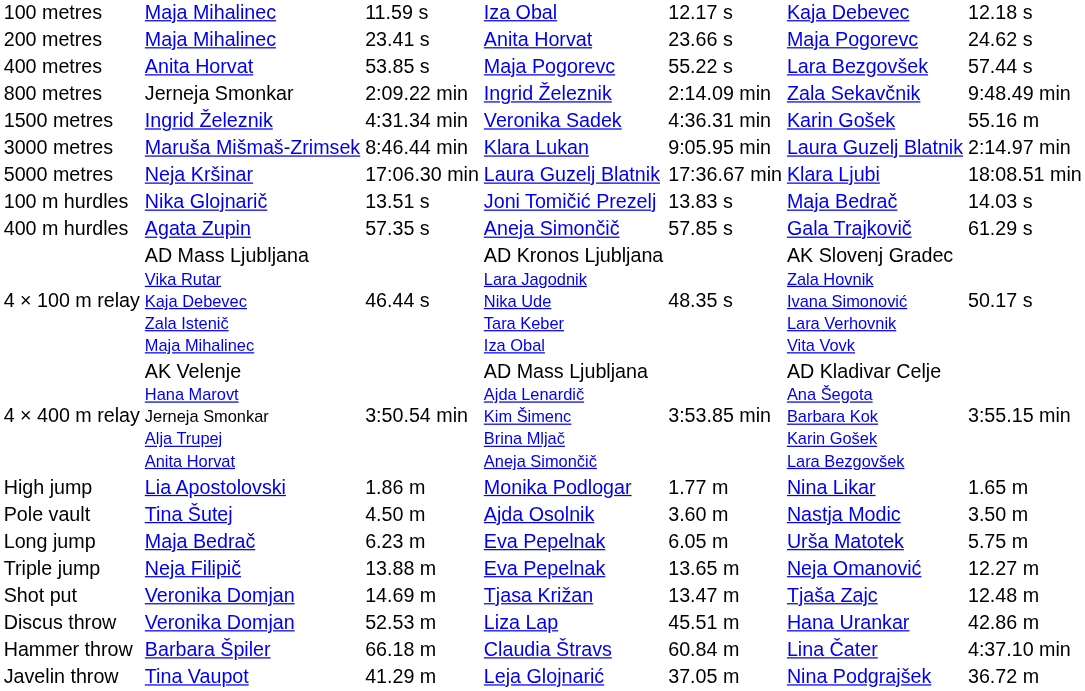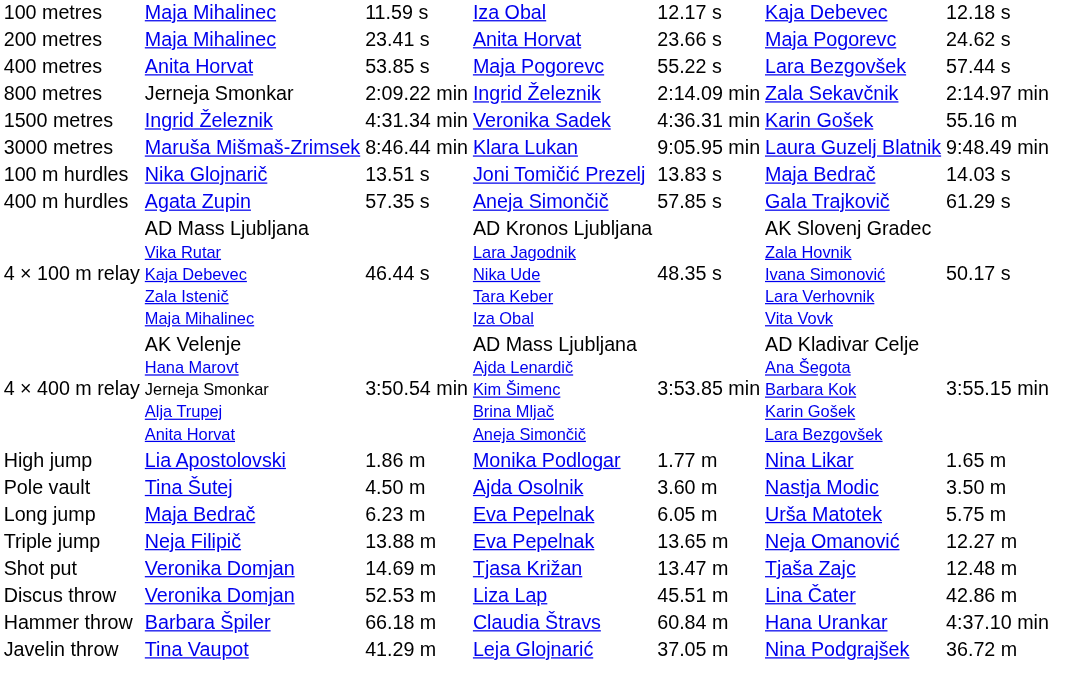(1019, 93) 9:48.49 min -> (997, 93) 2:14.97 min
(1019, 147) 2:14.97 min -> (997, 147) 9:48.49 min
- row: (58, 175)
(848, 622) Hana Urankar -> (810, 595) Lina Čater
(832, 649) Lina Čater -> (826, 622) Hana Urankar
